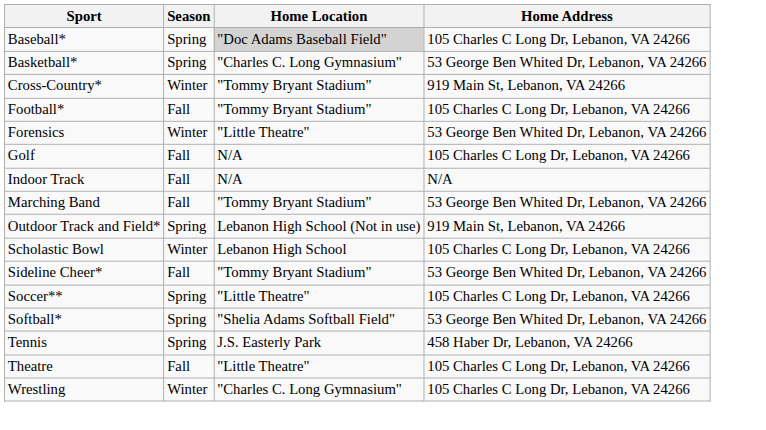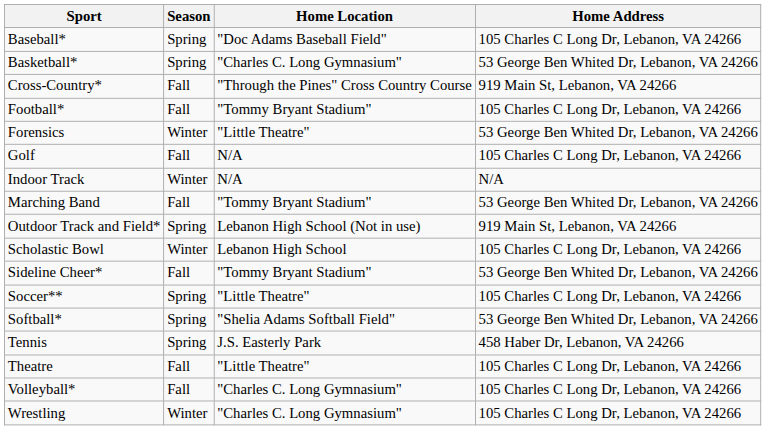(302, 39) lightgrey background -> (302, 39) no background
(187, 86) Winter -> (179, 86) Fall
(294, 86) "Tommy Bryant Stadium" -> (345, 86) "Through the Pines" Cross Country Course
(179, 179) Fall -> (187, 179) Winter
+ row: (42, 389)
